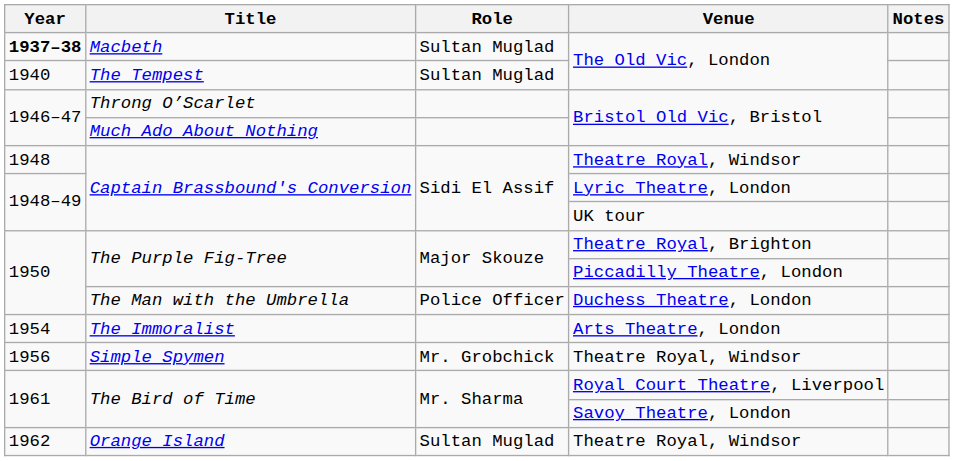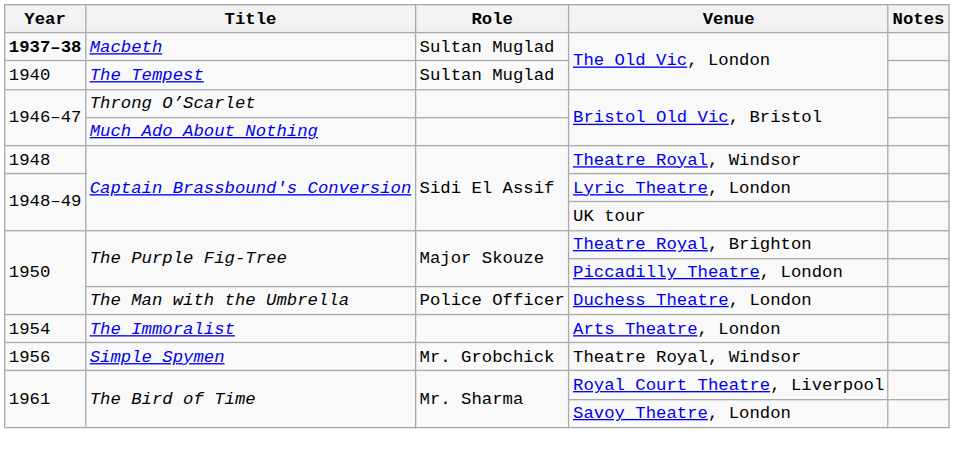- row: (157, 441)
